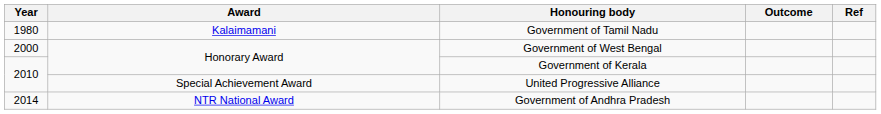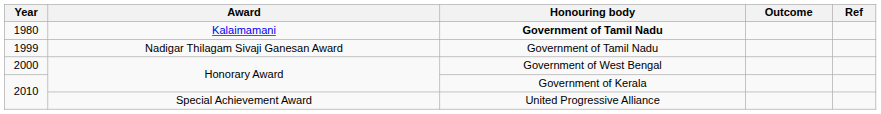(593, 30) normal -> (593, 30) bold
+ row: (26, 48)
- row: (26, 100)
